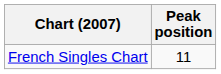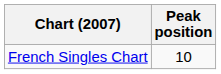(183, 56) 11 -> (183, 56) 10
